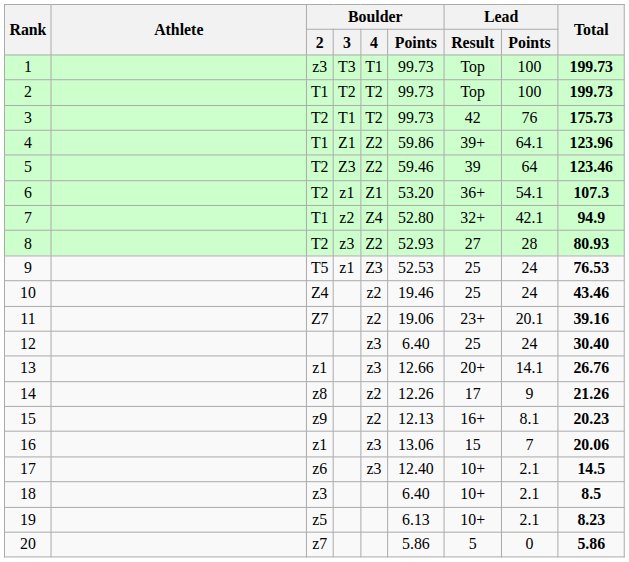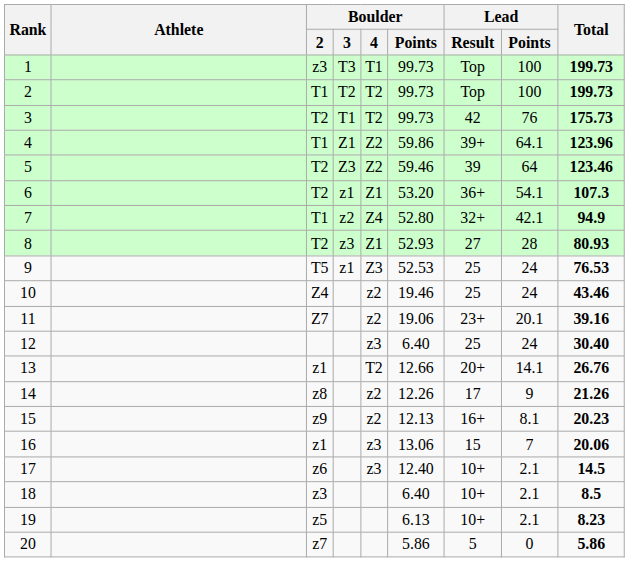(374, 243) Z2 -> (374, 243) Z1
(374, 368) z3 -> (374, 368) T2
